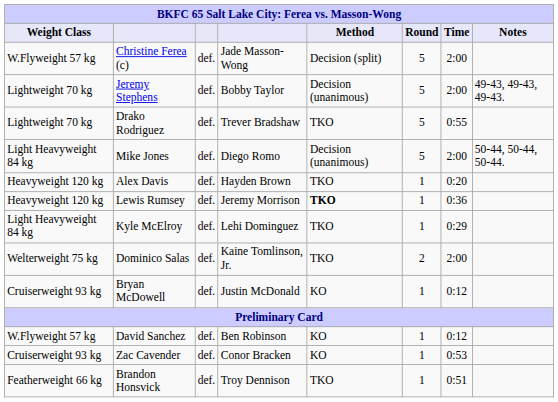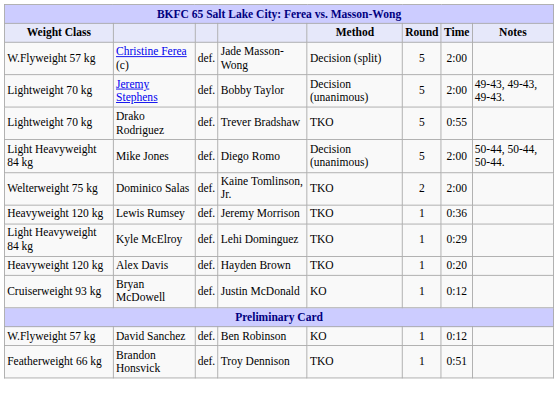rows swapped: (142, 181) <-> (153, 258)
(323, 200) bold -> (322, 214) normal
- row: (148, 355)
